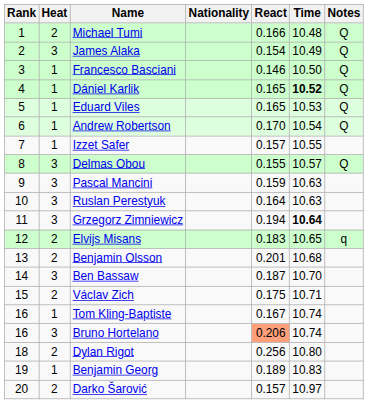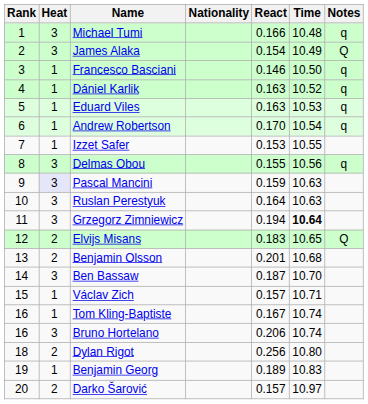(54, 32) 2 -> (54, 32) 3
(344, 32) Q -> (344, 32) q
(344, 70) Q -> (344, 70) q
(271, 88) 0.165 -> (271, 88) 0.163
(307, 88) bold -> (307, 88) normal
(344, 88) Q -> (344, 88) q
(271, 107) 0.165 -> (271, 107) 0.163
(344, 107) Q -> (344, 107) q
(344, 126) Q -> (344, 126) q
(271, 145) 0.157 -> (271, 145) 0.153
(307, 164) 10.57 -> (307, 164) 10.56
(344, 164) Q -> (344, 164) q
(54, 182) no background -> (54, 182) lavender background
(344, 239) q -> (344, 239) Q
(54, 295) 2 -> (54, 295) 1
(271, 295) 0.175 -> (271, 295) 0.157
(271, 333) lightsalmon background -> (271, 333) no background
